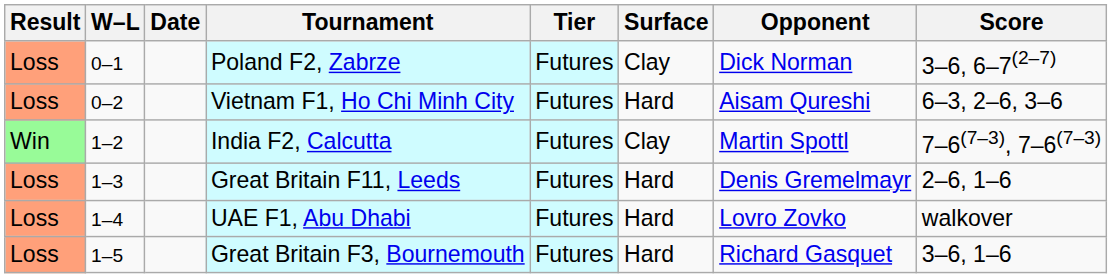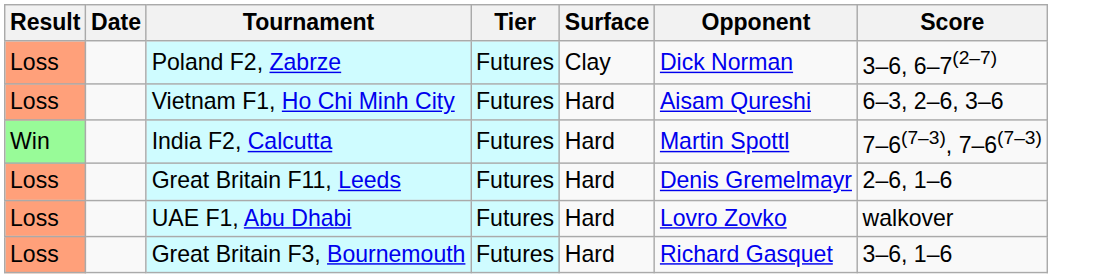- column: (115, 22)
(647, 141) Clay -> (590, 141) Hard
